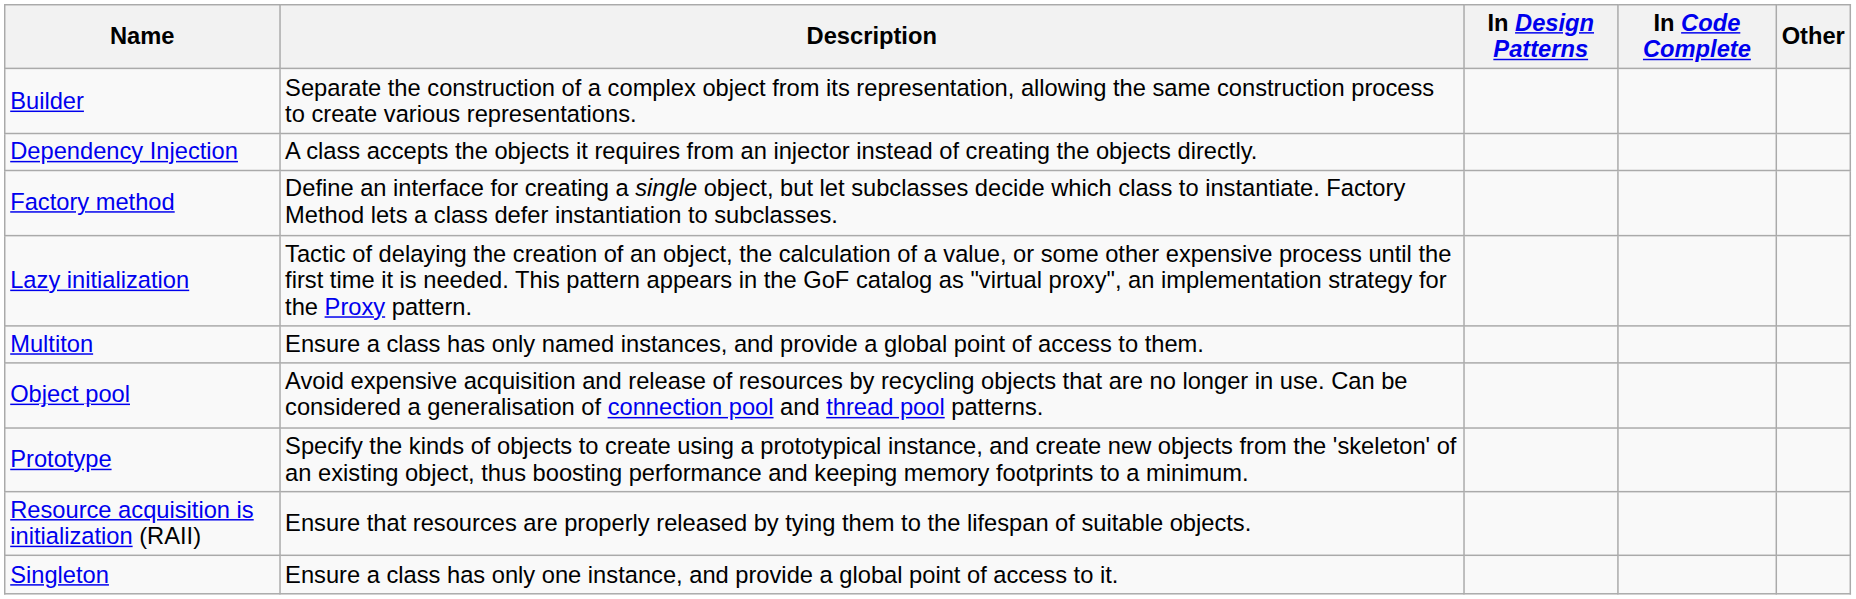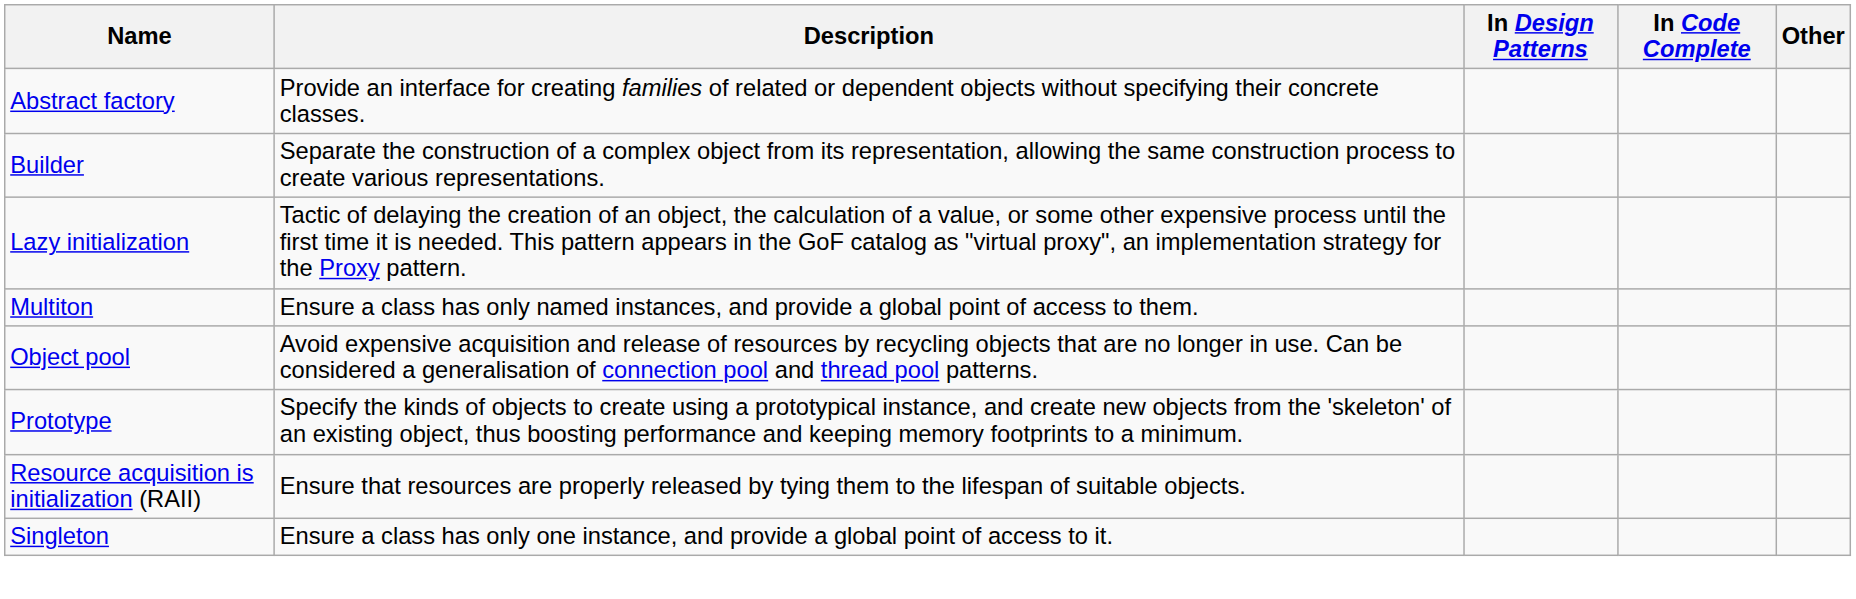+ row: (92, 100)
- row: (124, 151)
- row: (92, 202)
